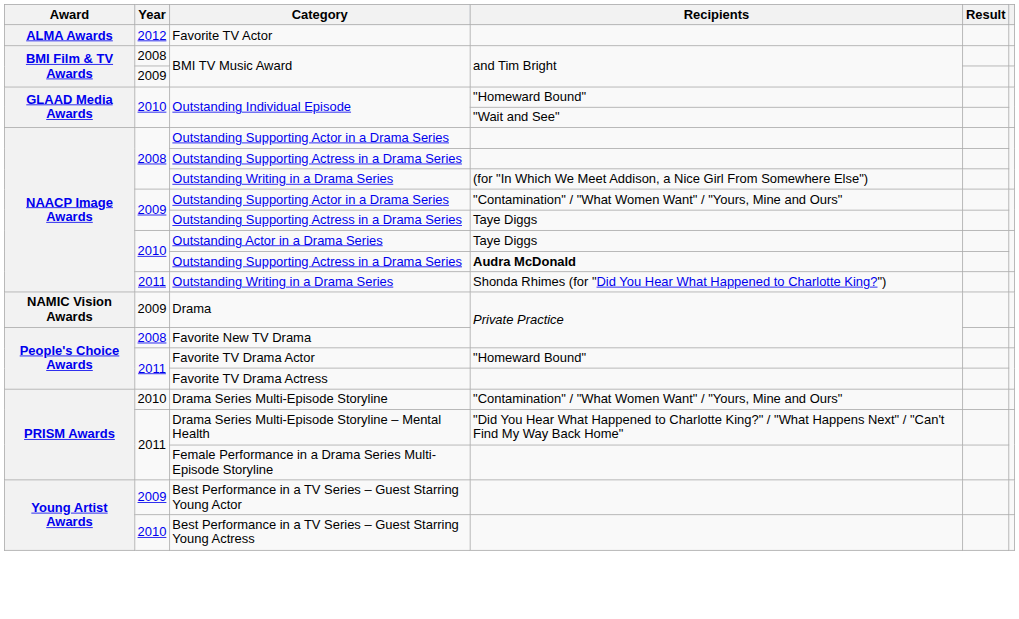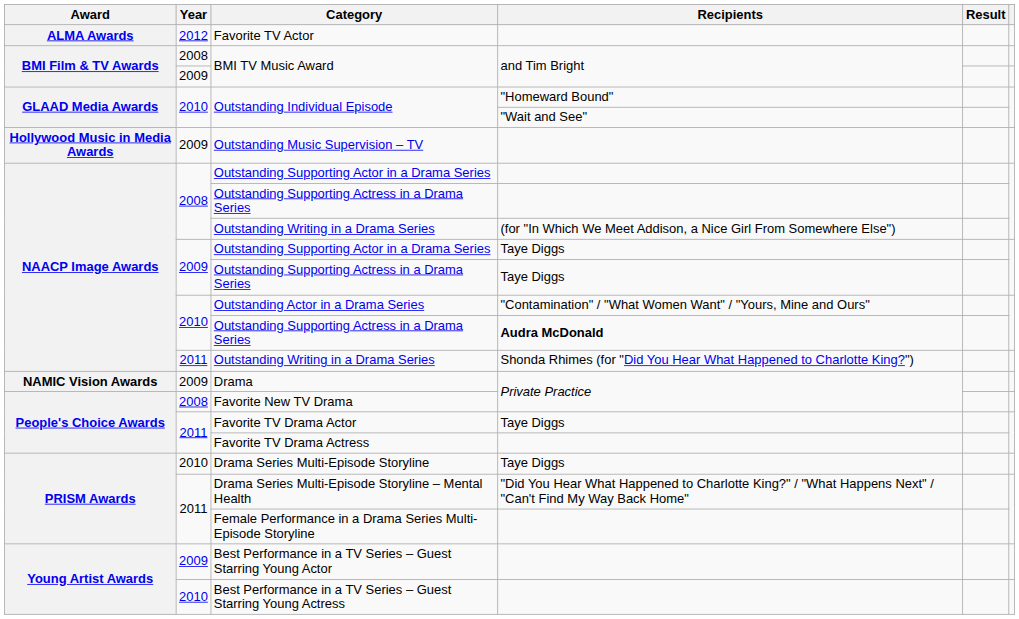+ row: (193, 145)
(658, 199) "Contamination" / "What Women Want" / "Yours, Mine and Ours" -> (533, 249) Taye Diggs
(505, 240) Taye Diggs -> (685, 305) "Contamination" / "What Women Want" / "Yours, Mine and Ours"
(530, 358) "Homeward Bound" -> (533, 422) Taye Diggs
(658, 399) "Contamination" / "What Women Want" / "Yours, Mine and Ours" -> (533, 463) Taye Diggs
